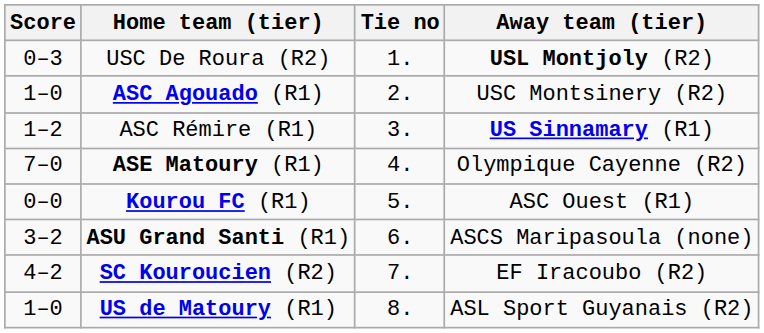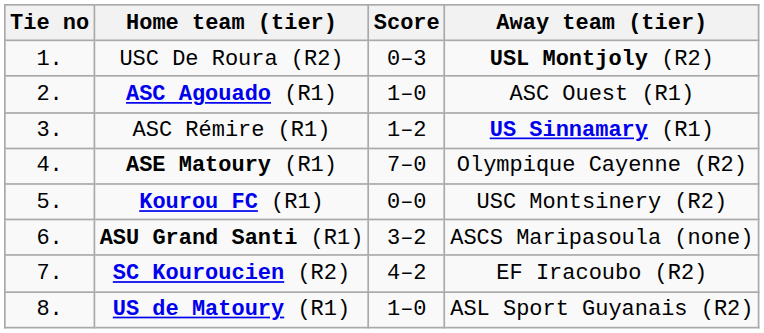columns swapped: (400, 23) <-> (43, 23)
(602, 94) USC Montsinery (R2) -> (602, 94) ASC Ouest (R1)
(602, 202) ASC Ouest (R1) -> (602, 202) USC Montsinery (R2)
